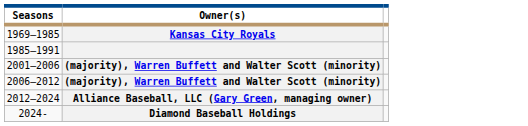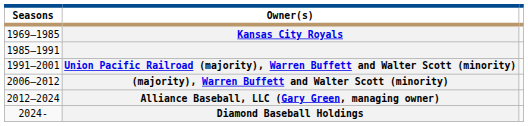+ row: (33, 66)
- row: (33, 66)
